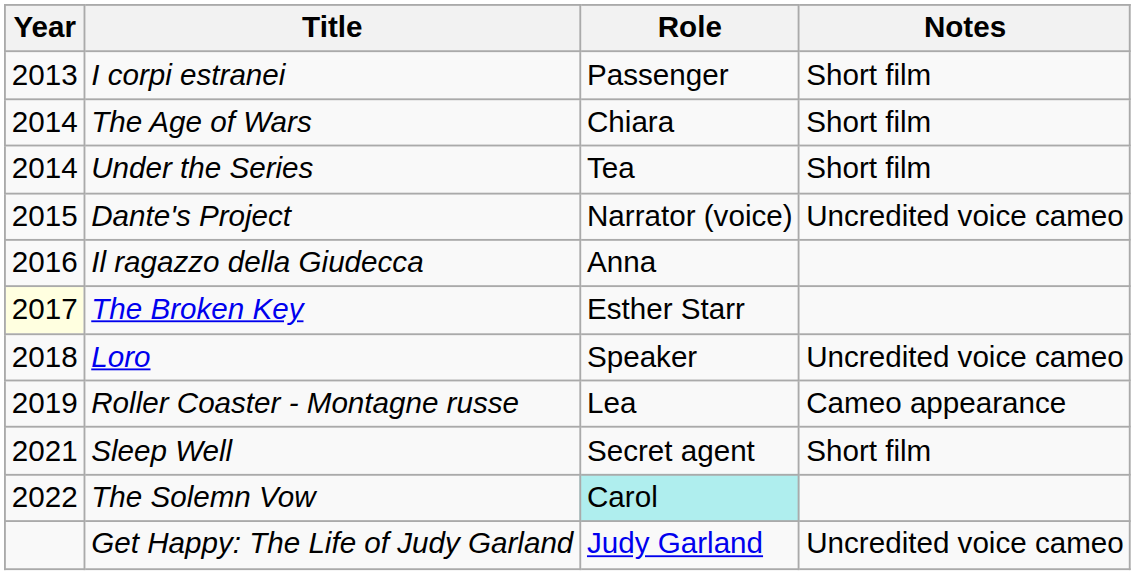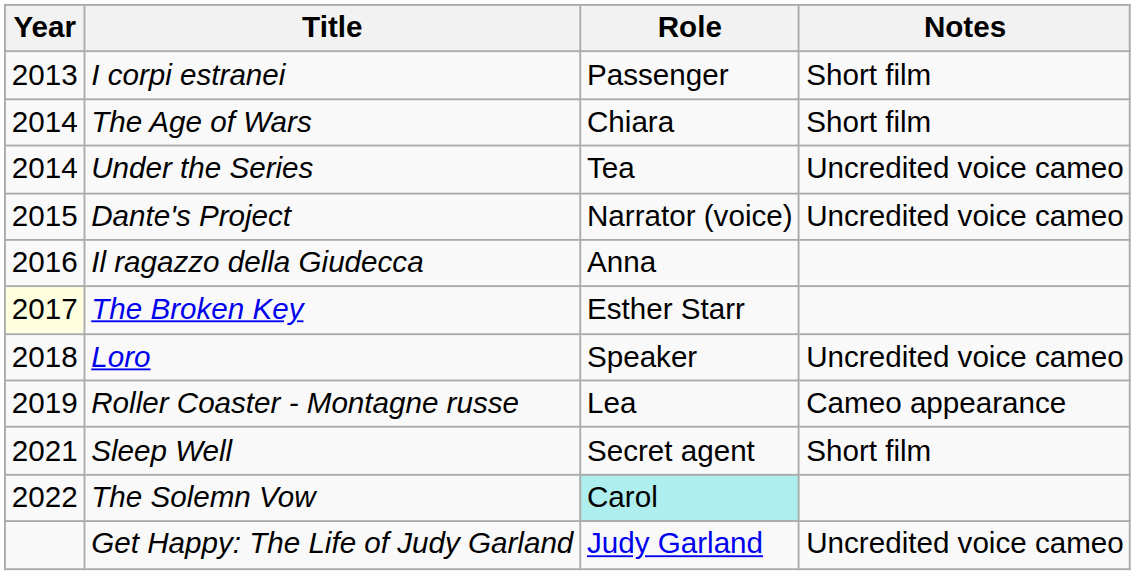(869, 168) Short film -> (965, 168) Uncredited voice cameo
